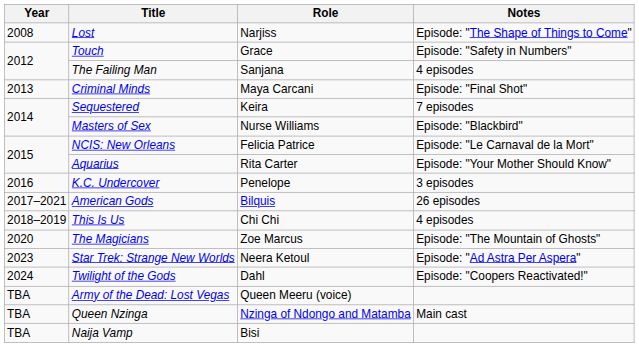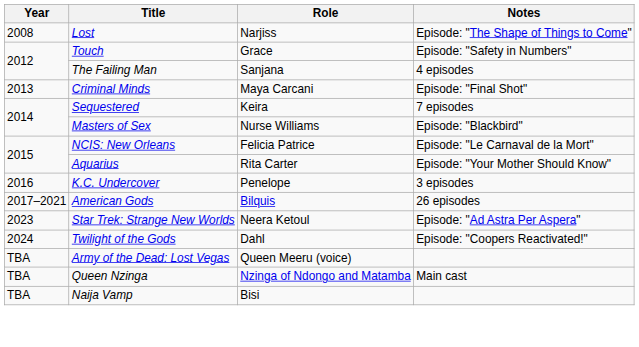- row: (98, 220)
- row: (110, 239)
